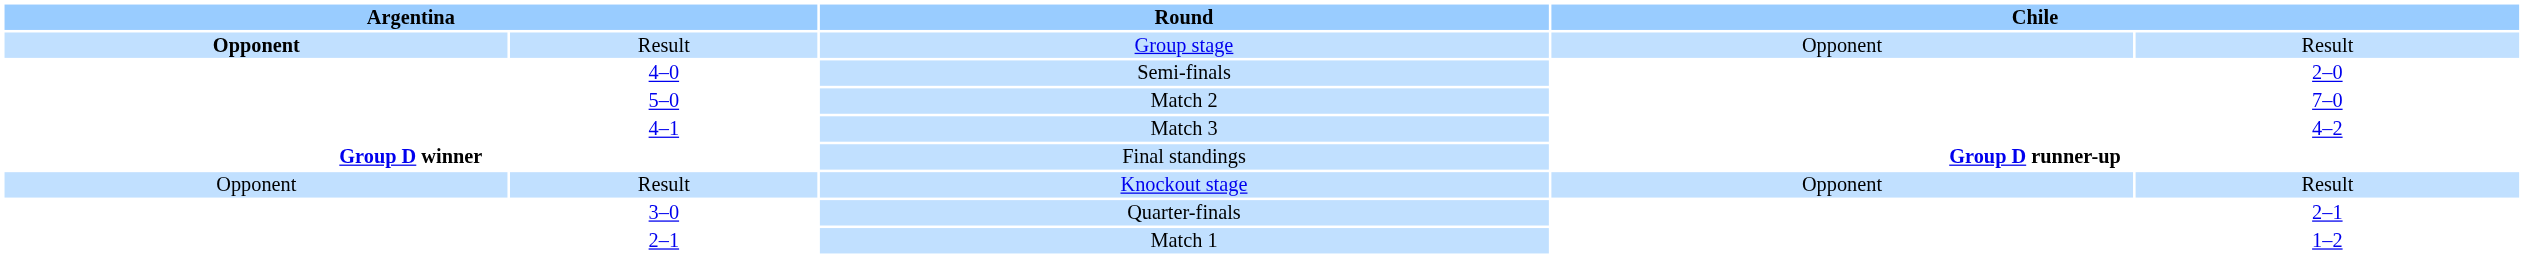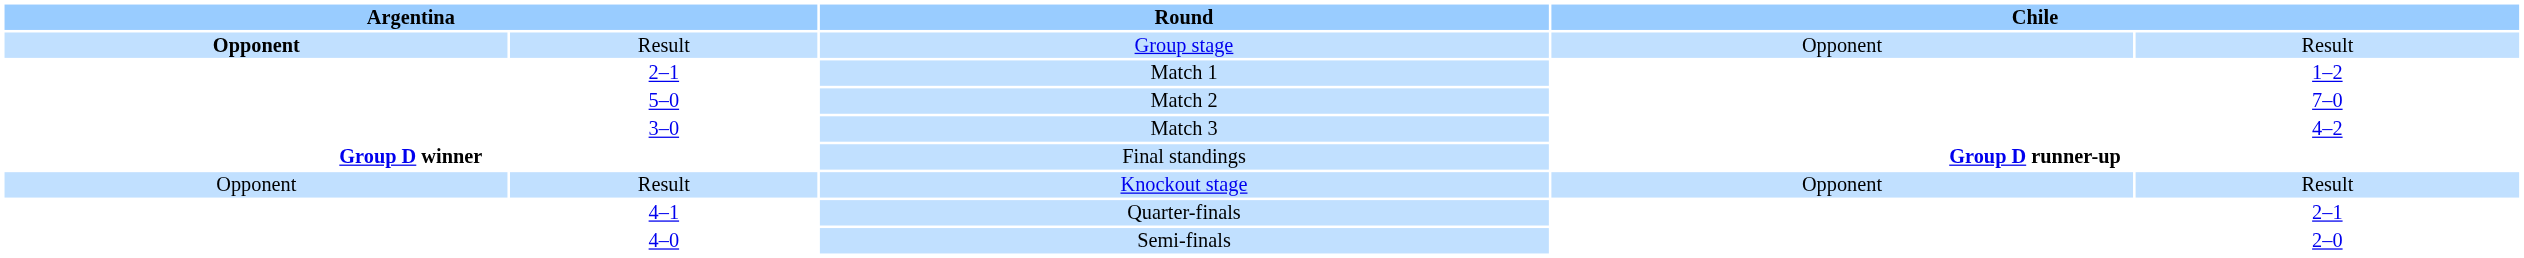rows swapped: (1184, 240) <-> (1184, 72)
(664, 128) 4–1 -> (664, 128) 3–0
(664, 212) 3–0 -> (664, 212) 4–1
